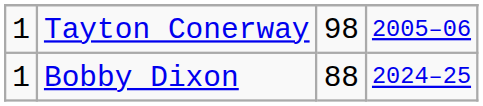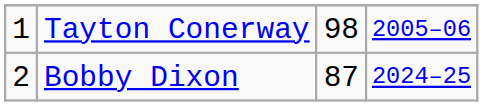(21, 77) 1 -> (21, 77) 2
(341, 77) 88 -> (341, 77) 87
